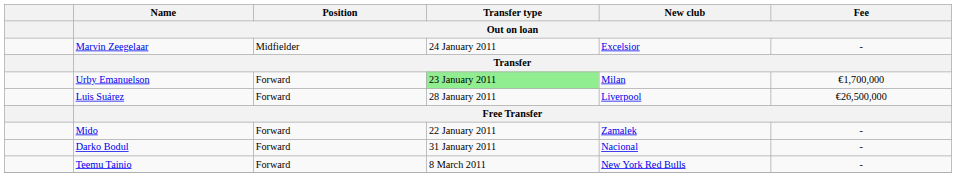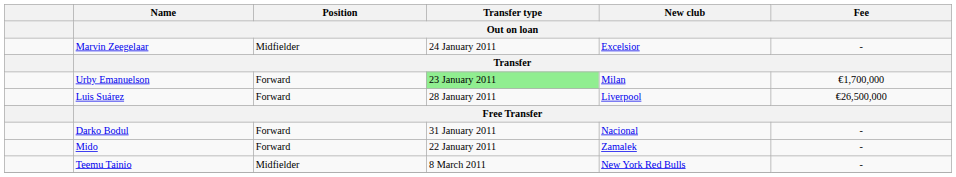rows swapped: (87, 130) <-> (102, 147)
(273, 163) Forward -> (278, 163) Midfielder
